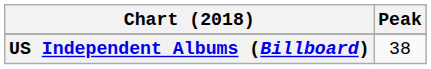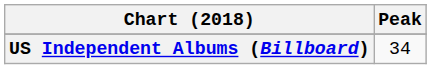(400, 49) 38 -> (400, 49) 34
